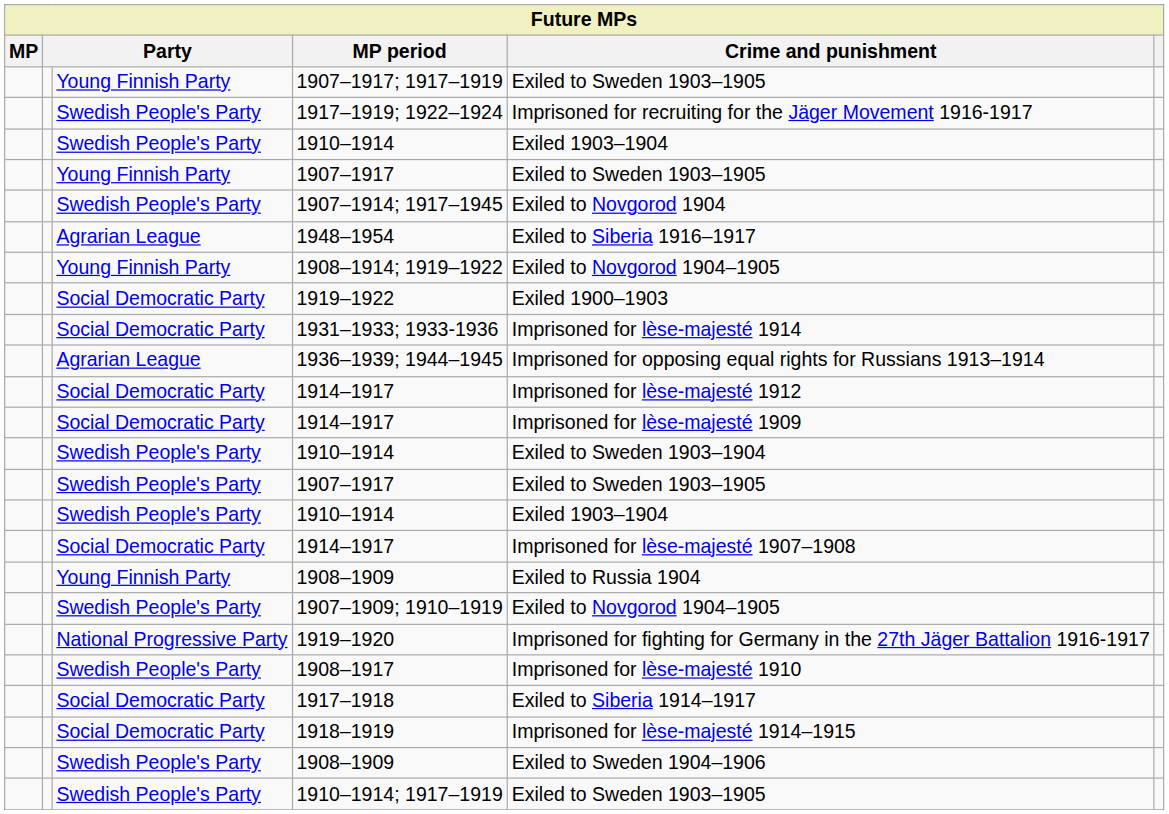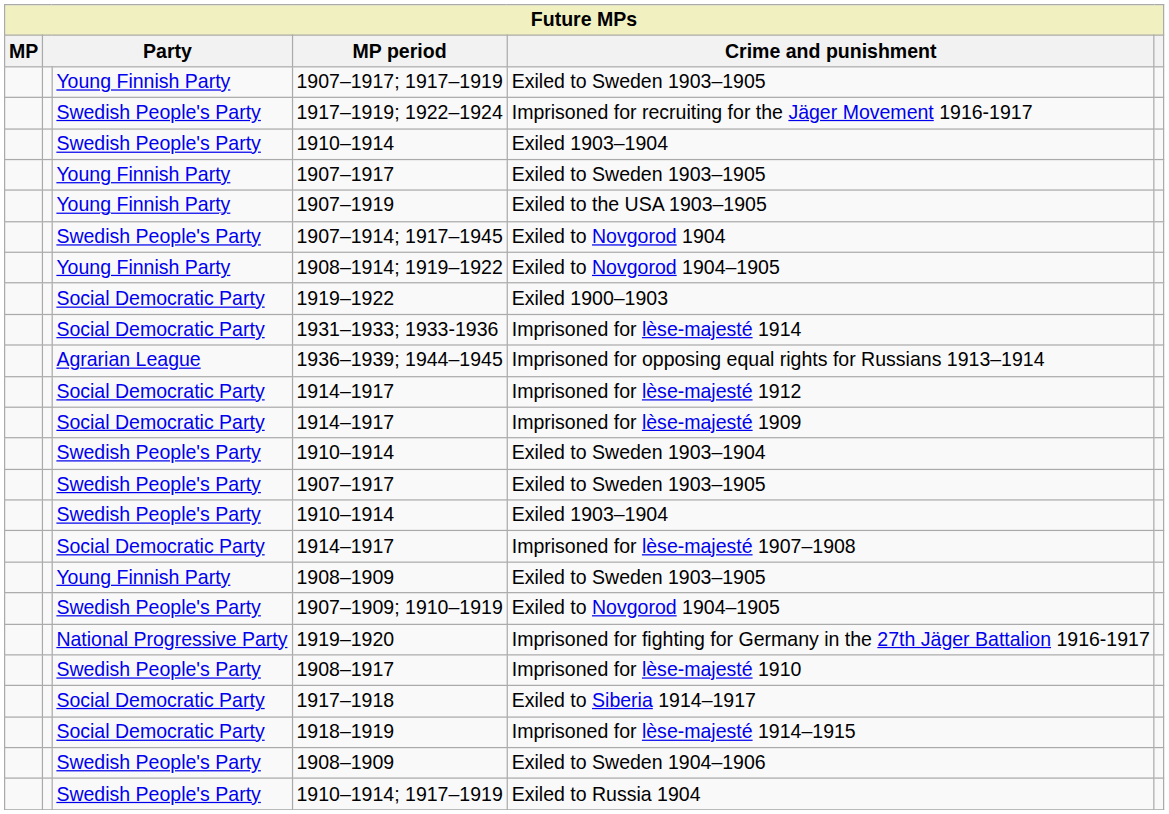+ row: (143, 205)
- row: (129, 236)
(606, 577) Exiled to Russia 1904 -> (639, 577) Exiled to Sweden 1903–1905
(639, 793) Exiled to Sweden 1903–1905 -> (606, 793) Exiled to Russia 1904
